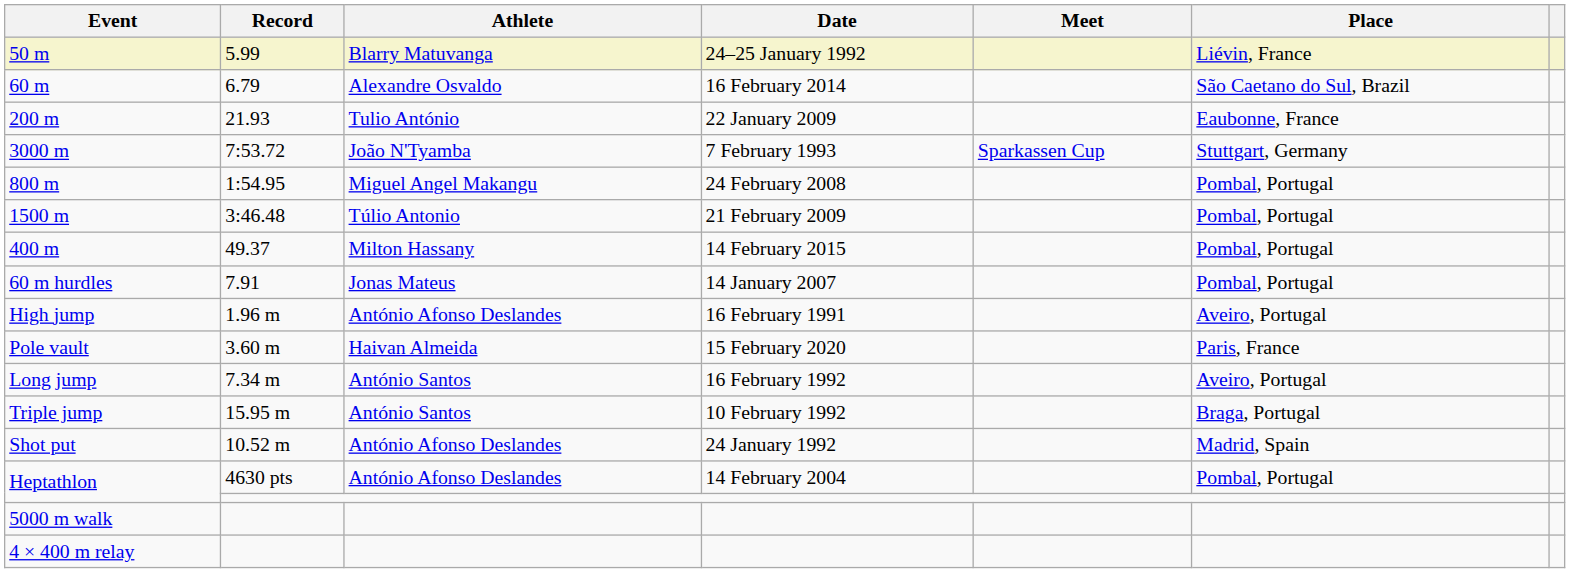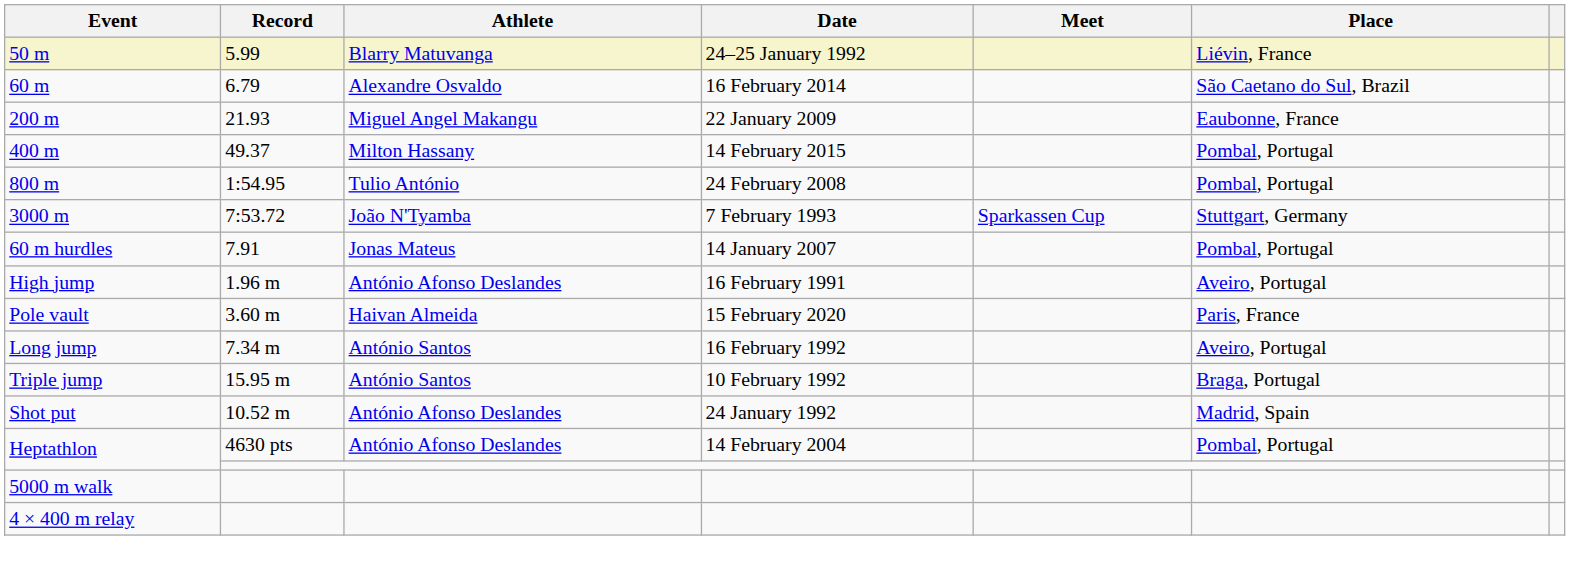(404, 118) Tulio António -> (443, 118) Miguel Angel Makangu
rows swapped: (34, 249) <-> (39, 151)
(443, 183) Miguel Angel Makangu -> (404, 183) Tulio António
- row: (39, 216)
